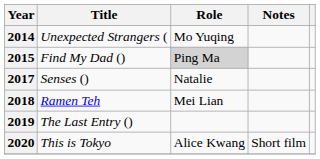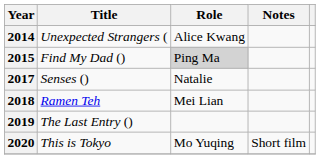(204, 36) Mo Yuqing -> (209, 36) Alice Kwang
(209, 143) Alice Kwang -> (204, 143) Mo Yuqing
